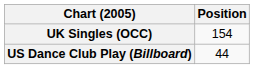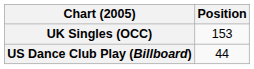(222, 34) 154 -> (222, 34) 153
